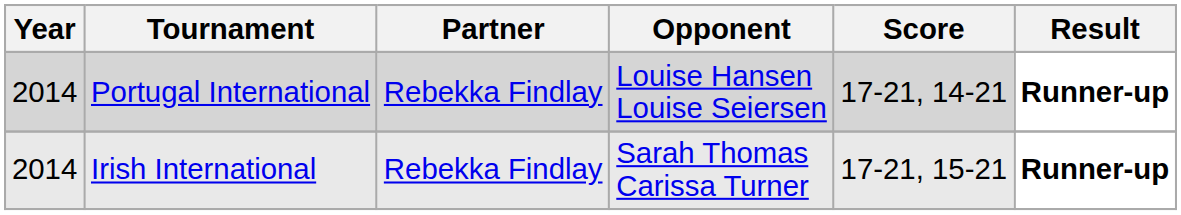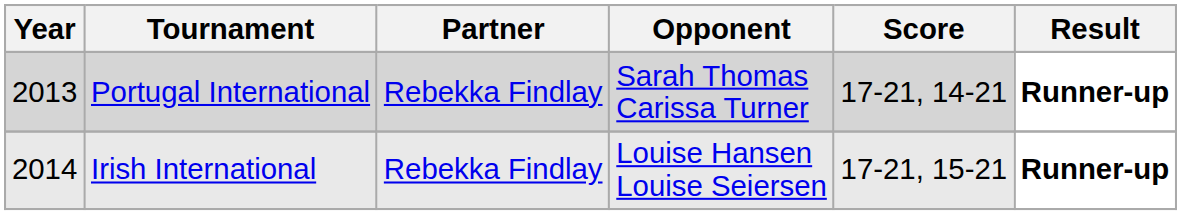(45, 91) 2014 -> (45, 91) 2013
(722, 91) Louise Hansen Louise Seiersen -> (713, 91) Sarah Thomas Carissa Turner
(713, 170) Sarah Thomas Carissa Turner -> (722, 170) Louise Hansen Louise Seiersen
